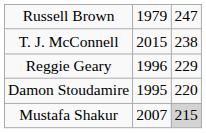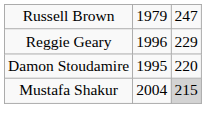- row: (69, 41)
(152, 115) 2007 -> (152, 90) 2004
